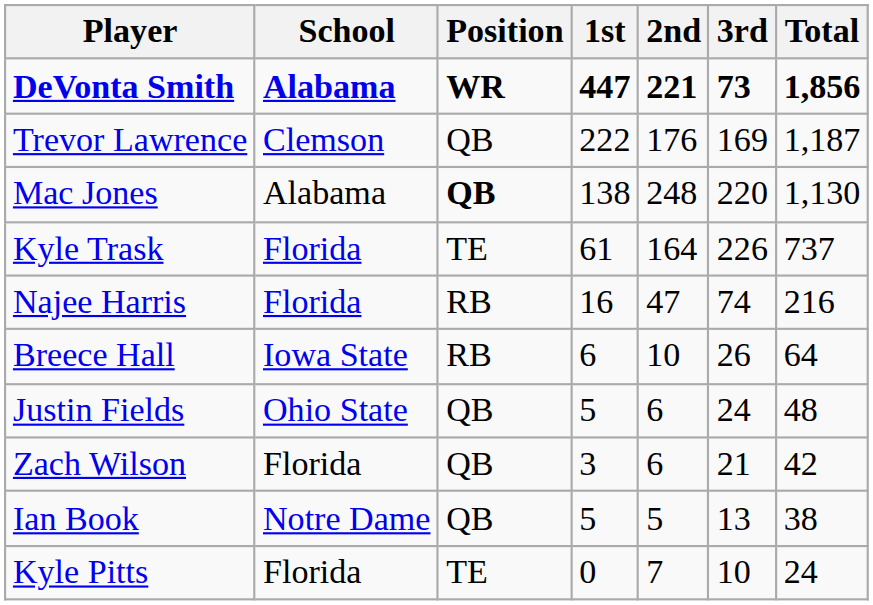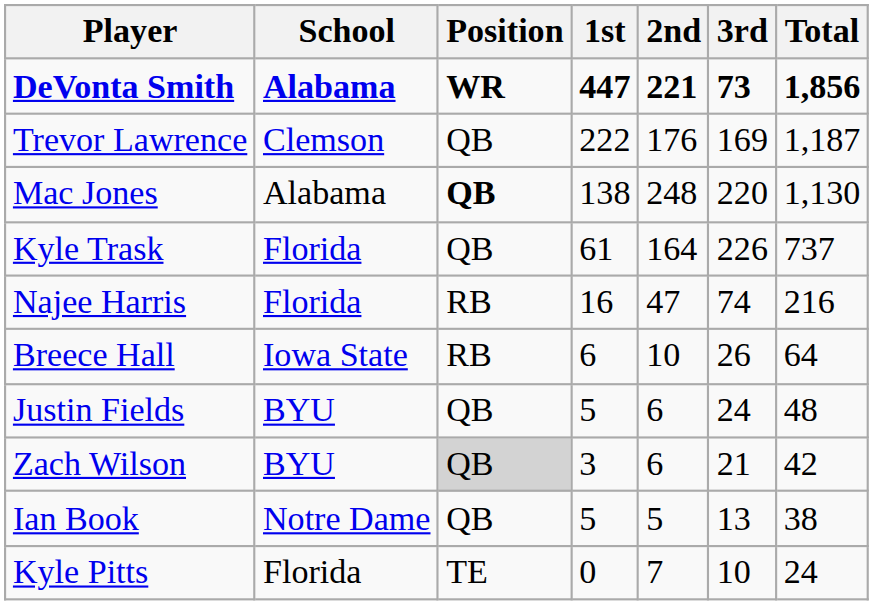(467, 247) TE -> (470, 247) QB
(335, 409) Ohio State -> (299, 409) BYU
(312, 463) Florida -> (299, 463) BYU
(470, 463) no background -> (470, 463) lightgrey background
